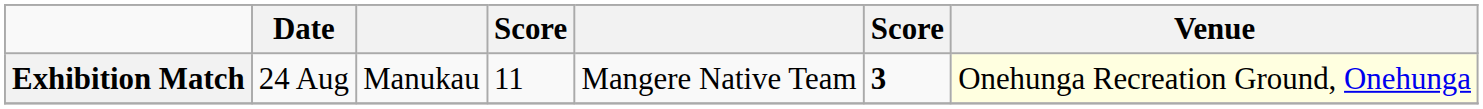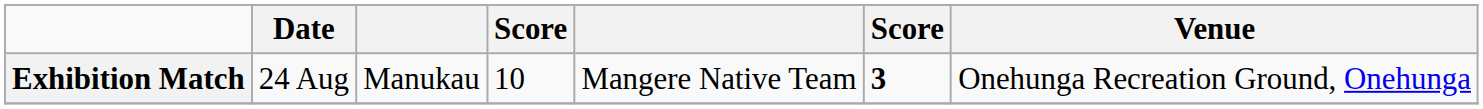(509, 77) 11 -> (509, 77) 10
(1215, 77) lightyellow background -> (1215, 77) no background
